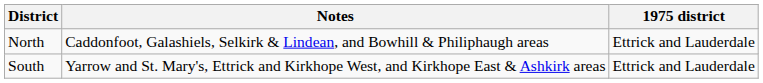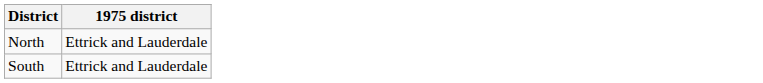- column: (335, 16)
